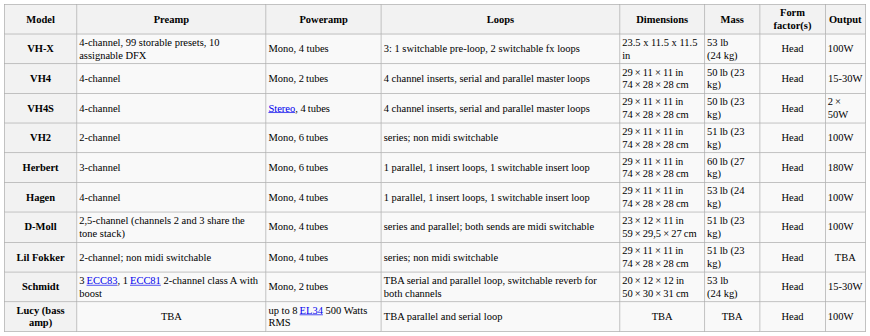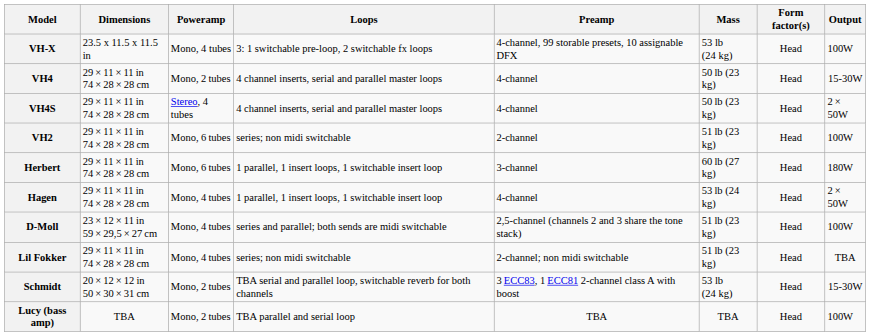columns swapped: (171, 19) <-> (662, 19)
(840, 197) 100W -> (838, 197) 2 × 50W
(318, 316) up to 8 EL34 500 Watts RMS -> (201, 316) Mono, 2 tubes
